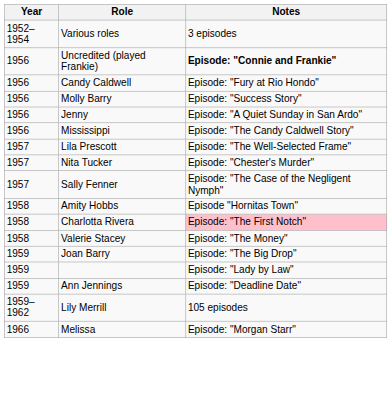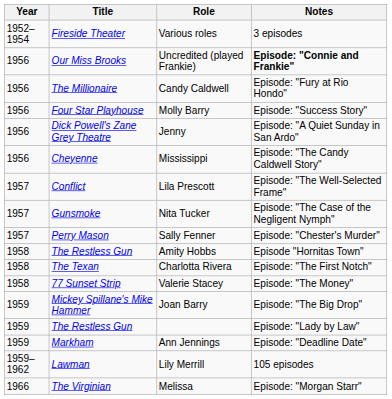+ column: (103, 12)
(251, 163) Episode: "Chester's Murder" -> (312, 214) Episode: "The Case of the Negligent Nymph"
(269, 184) Episode: "The Case of the Negligent Nymph" -> (317, 235) Episode: "Chester's Murder"
(247, 222) pink background -> (313, 267) no background
